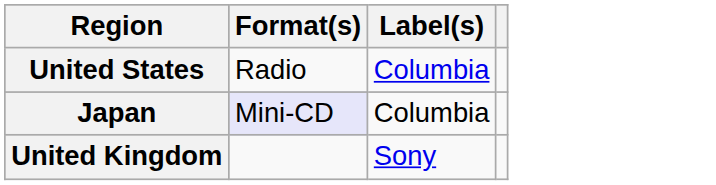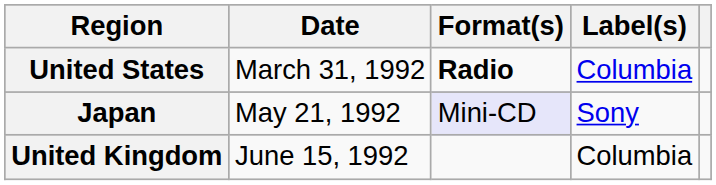+ column: (330, 26)
(271, 69) normal -> (476, 69) bold
(432, 112) Columbia -> (608, 112) Sony
(405, 156) Sony -> (634, 156) Columbia
